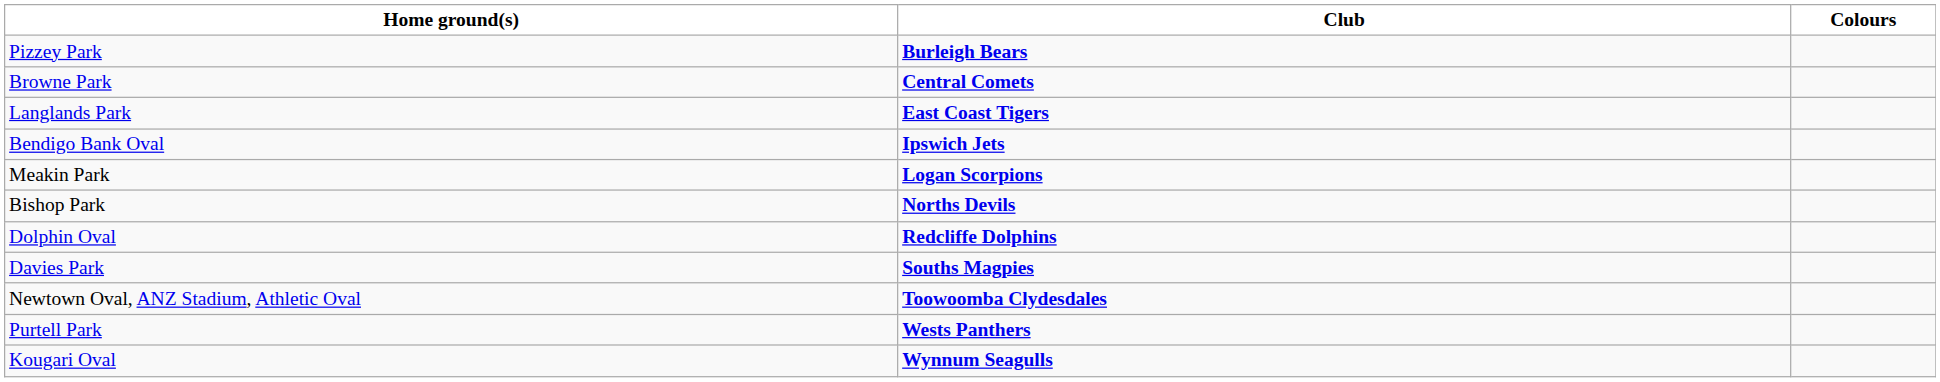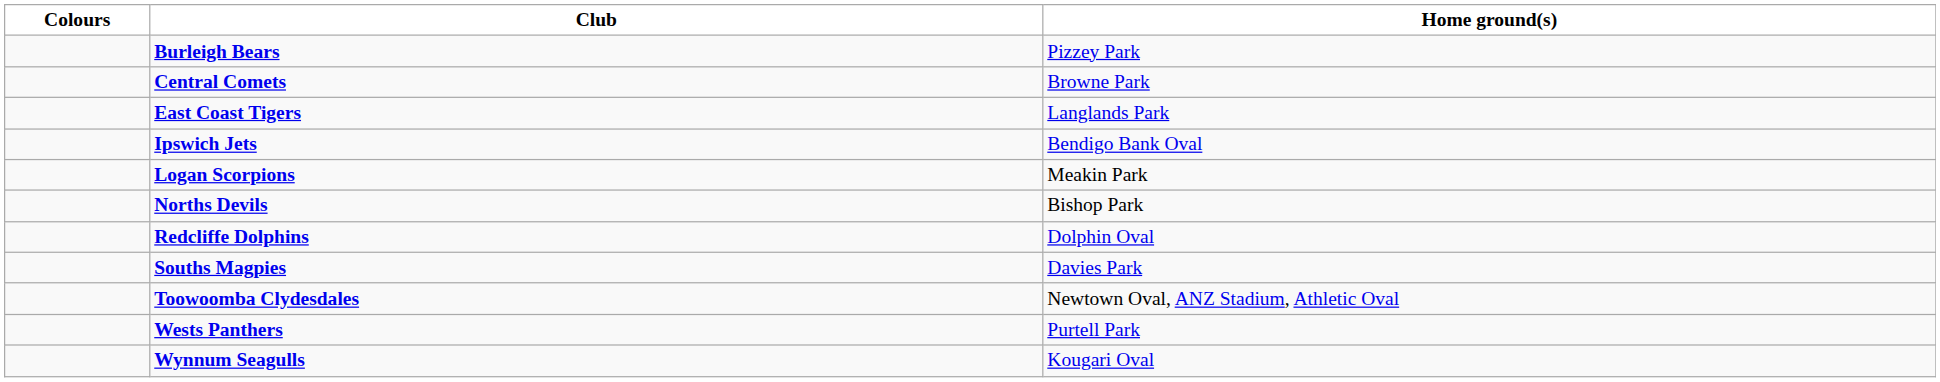columns swapped: (1863, 19) <-> (451, 19)
